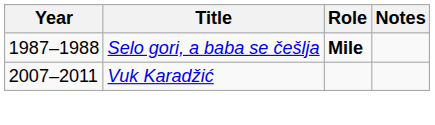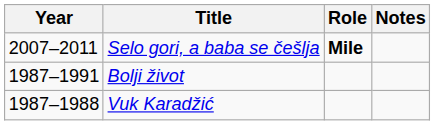(54, 47) 1987–1988 -> (53, 47) 2007–2011
+ row: (146, 76)
(53, 76) 2007–2011 -> (54, 104) 1987–1988
